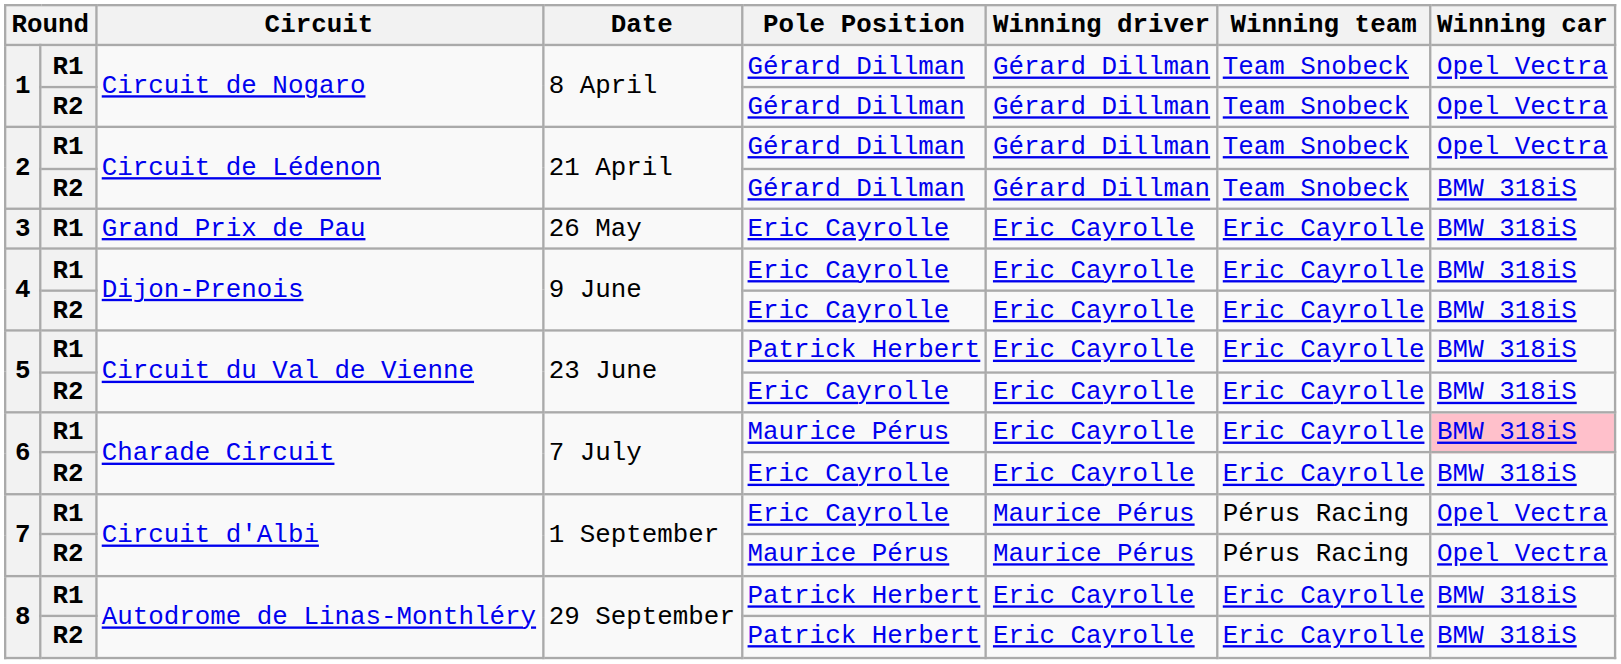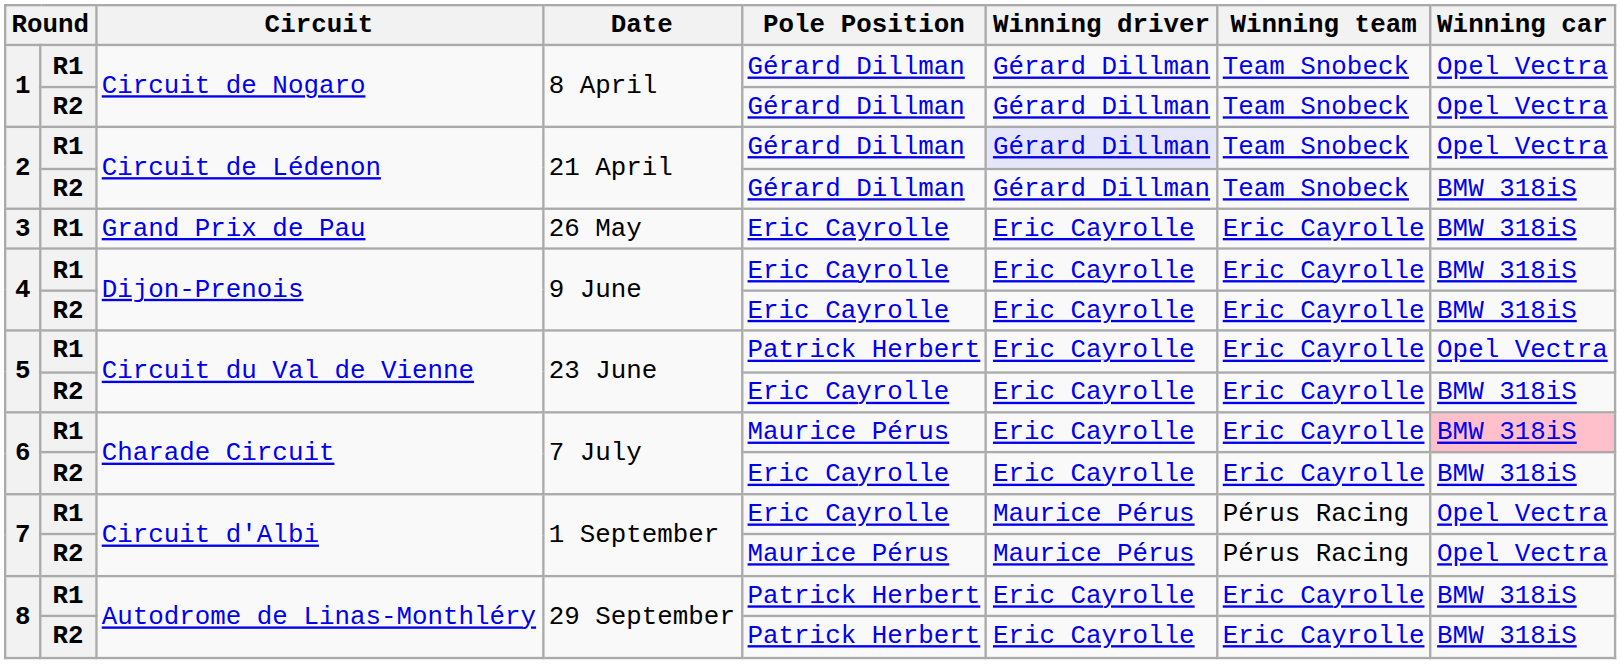(1102, 148) no background -> (1102, 148) lavender background
(1507, 351) BMW 318iS -> (1522, 351) Opel Vectra
